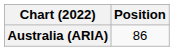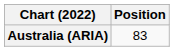(140, 35) 86 -> (140, 35) 83
